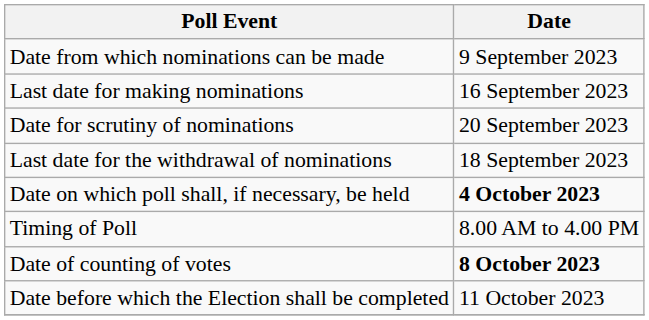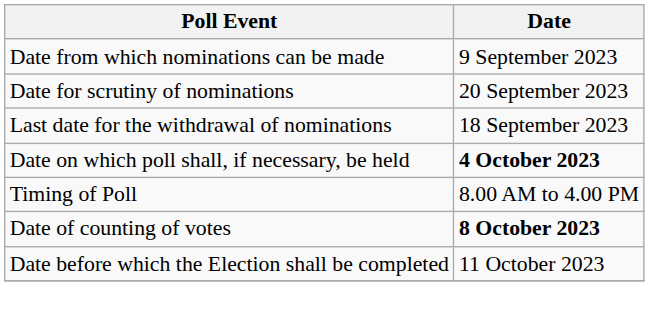- row: (157, 90)
